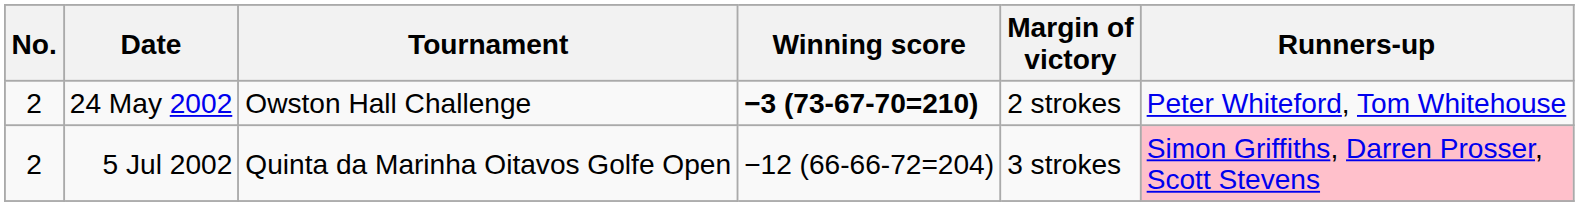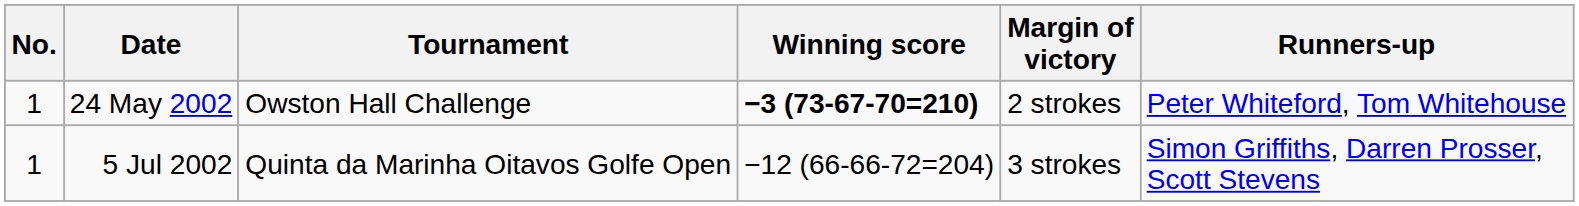(34, 103) 2 -> (34, 103) 1
(34, 164) 2 -> (34, 164) 1
(1345, 164) pink background -> (1345, 164) no background
